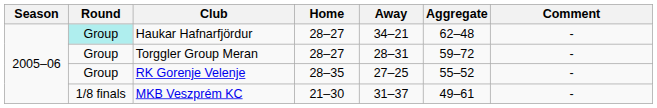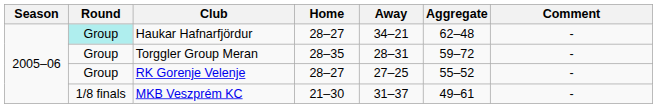(327, 53) 28–27 -> (327, 53) 28–35
(327, 73) 28–35 -> (327, 73) 28–27
